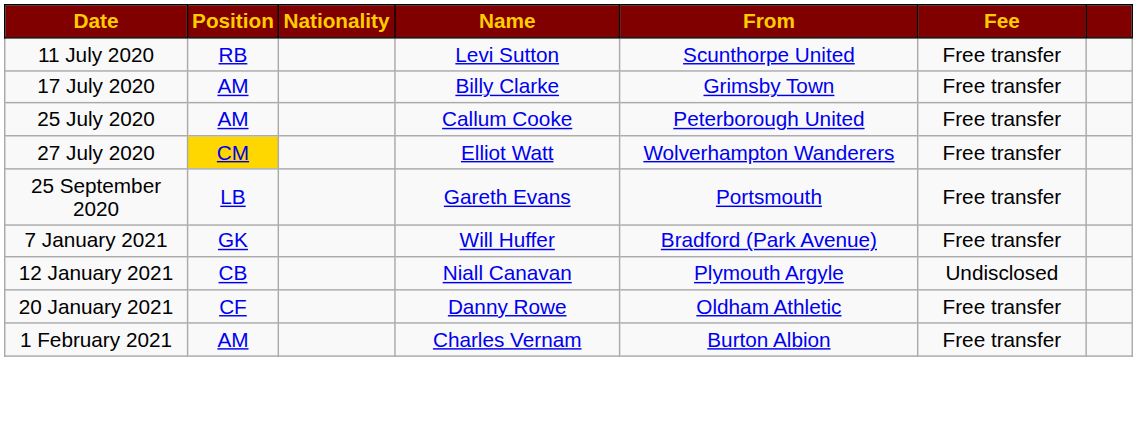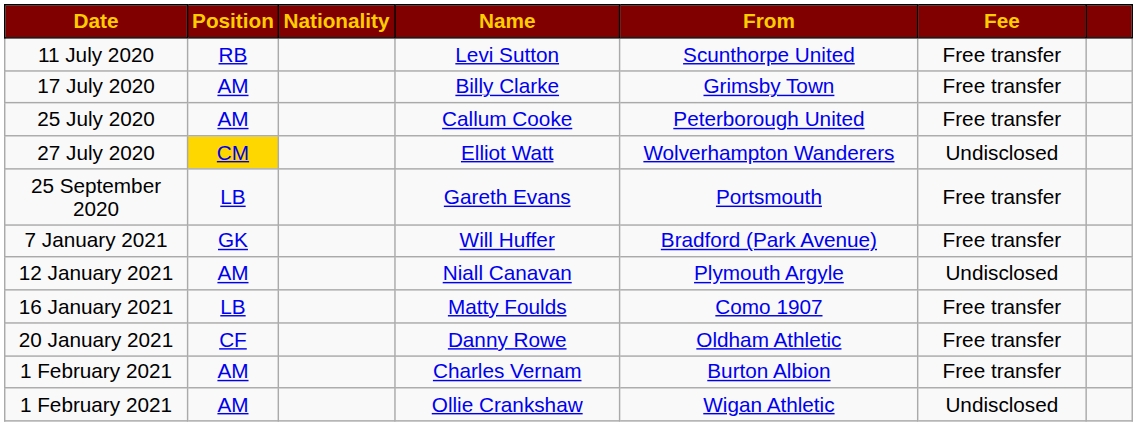(1002, 153) Free transfer -> (1002, 153) Undisclosed
(233, 274) CB -> (233, 274) AM
+ row: (507, 307)
+ row: (507, 405)
